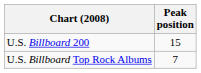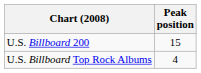(175, 59) 7 -> (175, 59) 4
